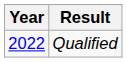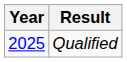(27, 43) 2022 -> (27, 43) 2025
